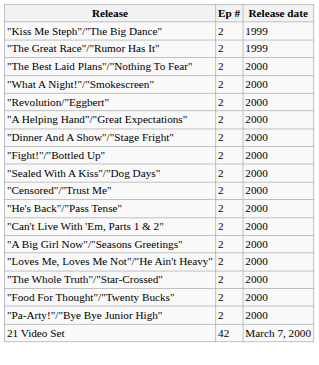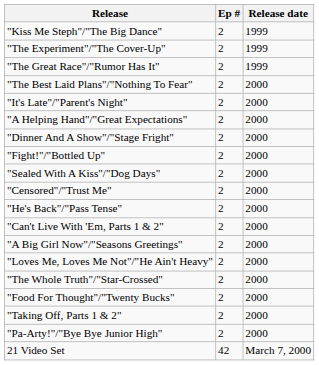+ row: (86, 48)
- row: (80, 84)
+ row: (67, 102)
- row: (58, 102)
+ row: (64, 315)
